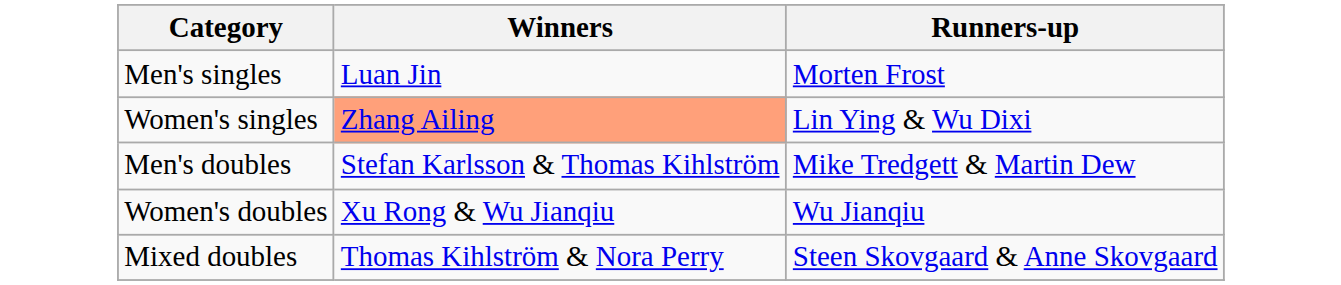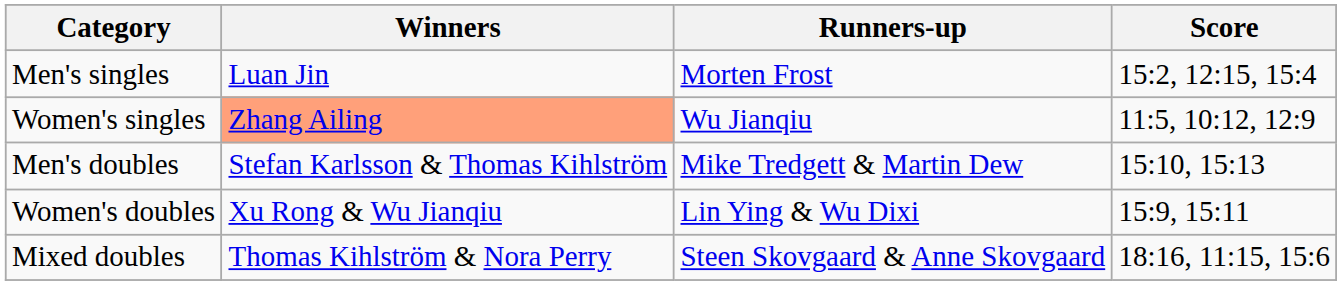+ column: (1224, 27)
(912, 119) Lin Ying & Wu Dixi -> (746, 119) Wu Jianqiu
(859, 211) Wu Jianqiu -> (800, 211) Lin Ying & Wu Dixi
